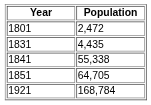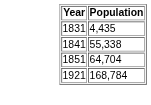- row: (20, 28)
(94, 75) 64,705 -> (106, 60) 64,704
